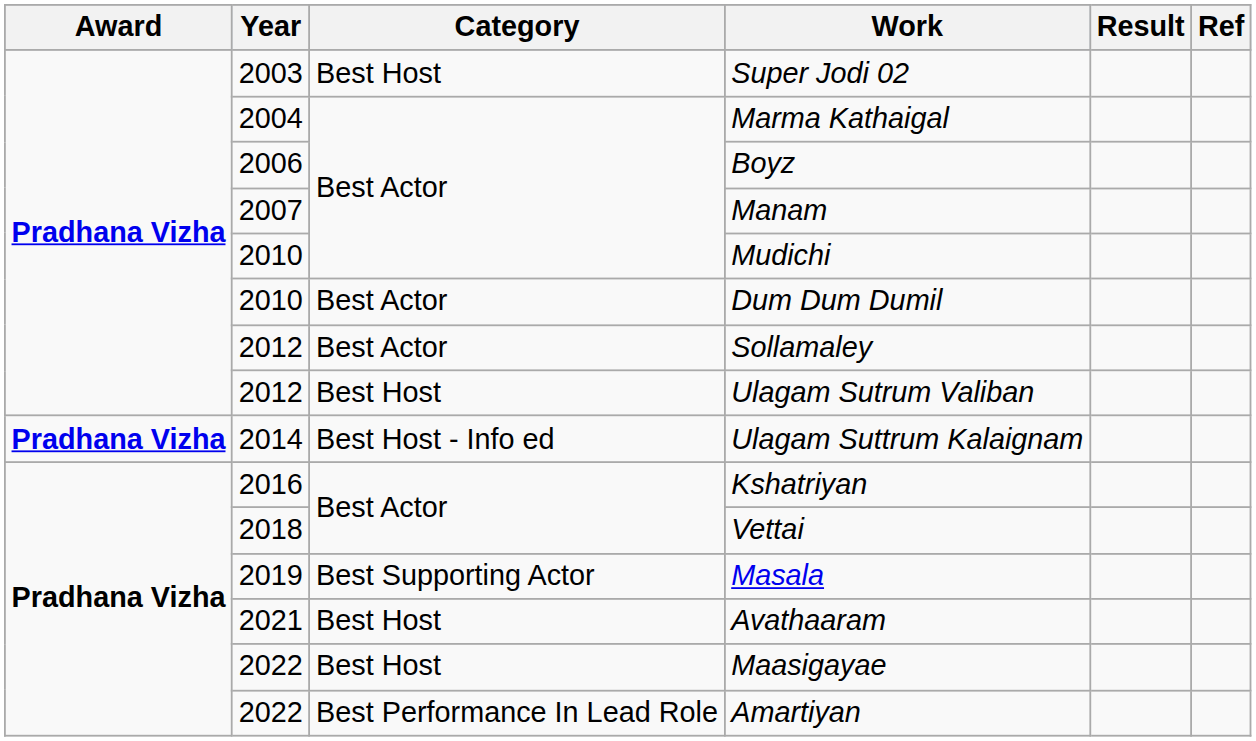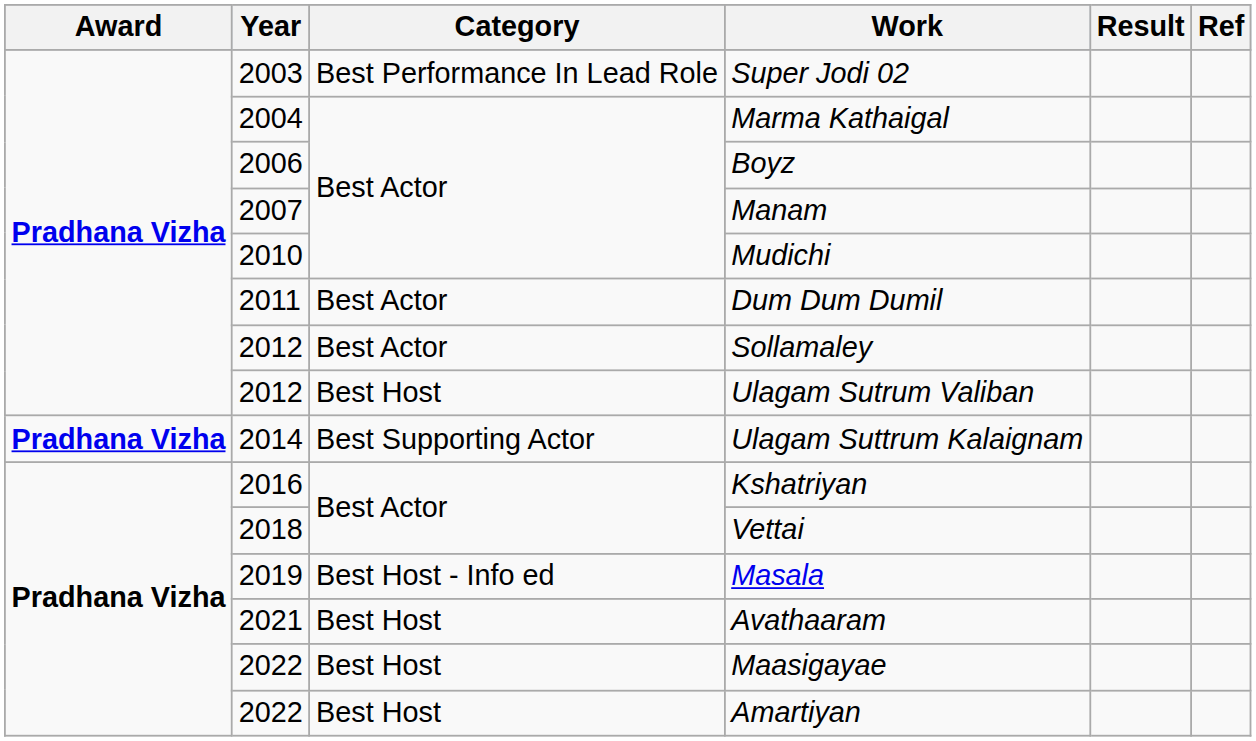(379, 73) Best Host -> (517, 73) Best Performance In Lead Role
(271, 301) 2010 -> (270, 301) 2011
(435, 438) Best Host - Info ed -> (455, 438) Best Supporting Actor
(455, 575) Best Supporting Actor -> (435, 575) Best Host - Info ed
(517, 712) Best Performance In Lead Role -> (379, 712) Best Host
